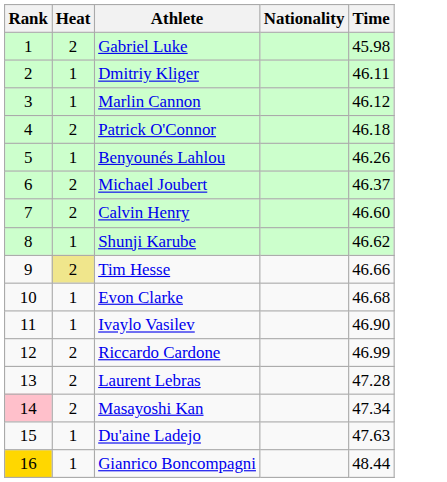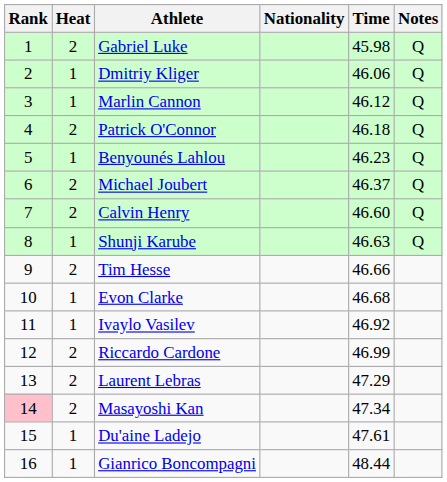+ column: (418, 18)
(371, 74) 46.11 -> (371, 74) 46.06
(371, 157) 46.26 -> (371, 157) 46.23
(371, 241) 46.62 -> (371, 241) 46.63
(73, 268) khaki background -> (73, 268) no background
(371, 324) 46.90 -> (371, 324) 46.92
(371, 380) 47.28 -> (371, 380) 47.29
(371, 435) 47.63 -> (371, 435) 47.61
(28, 463) gold background -> (28, 463) no background
